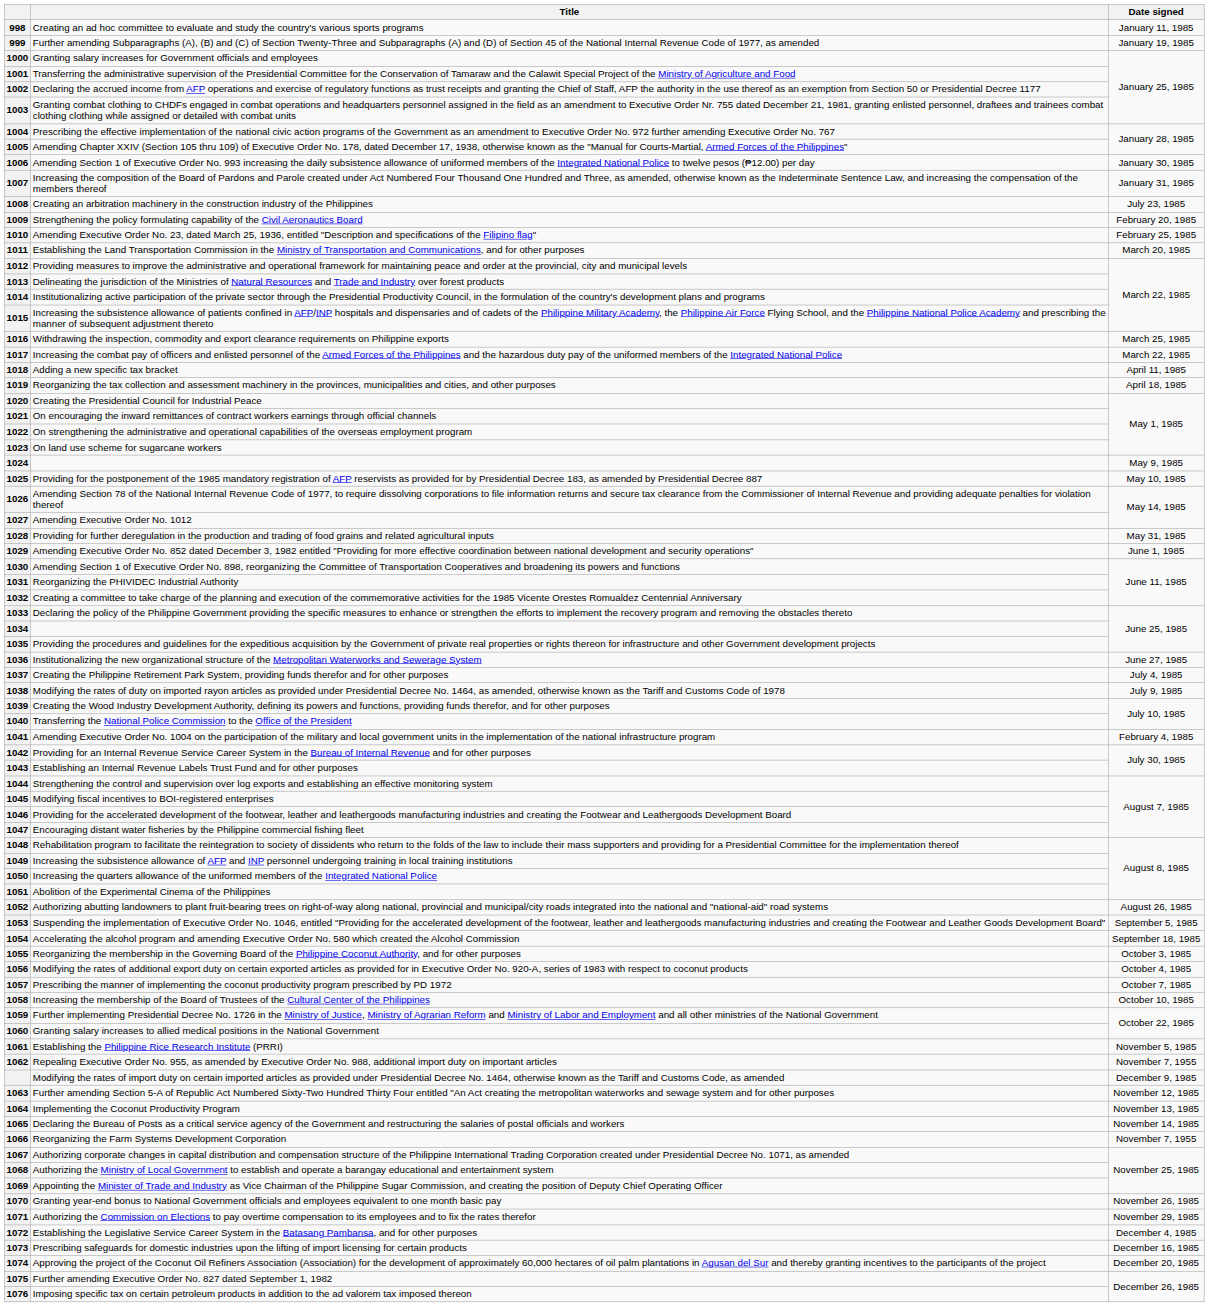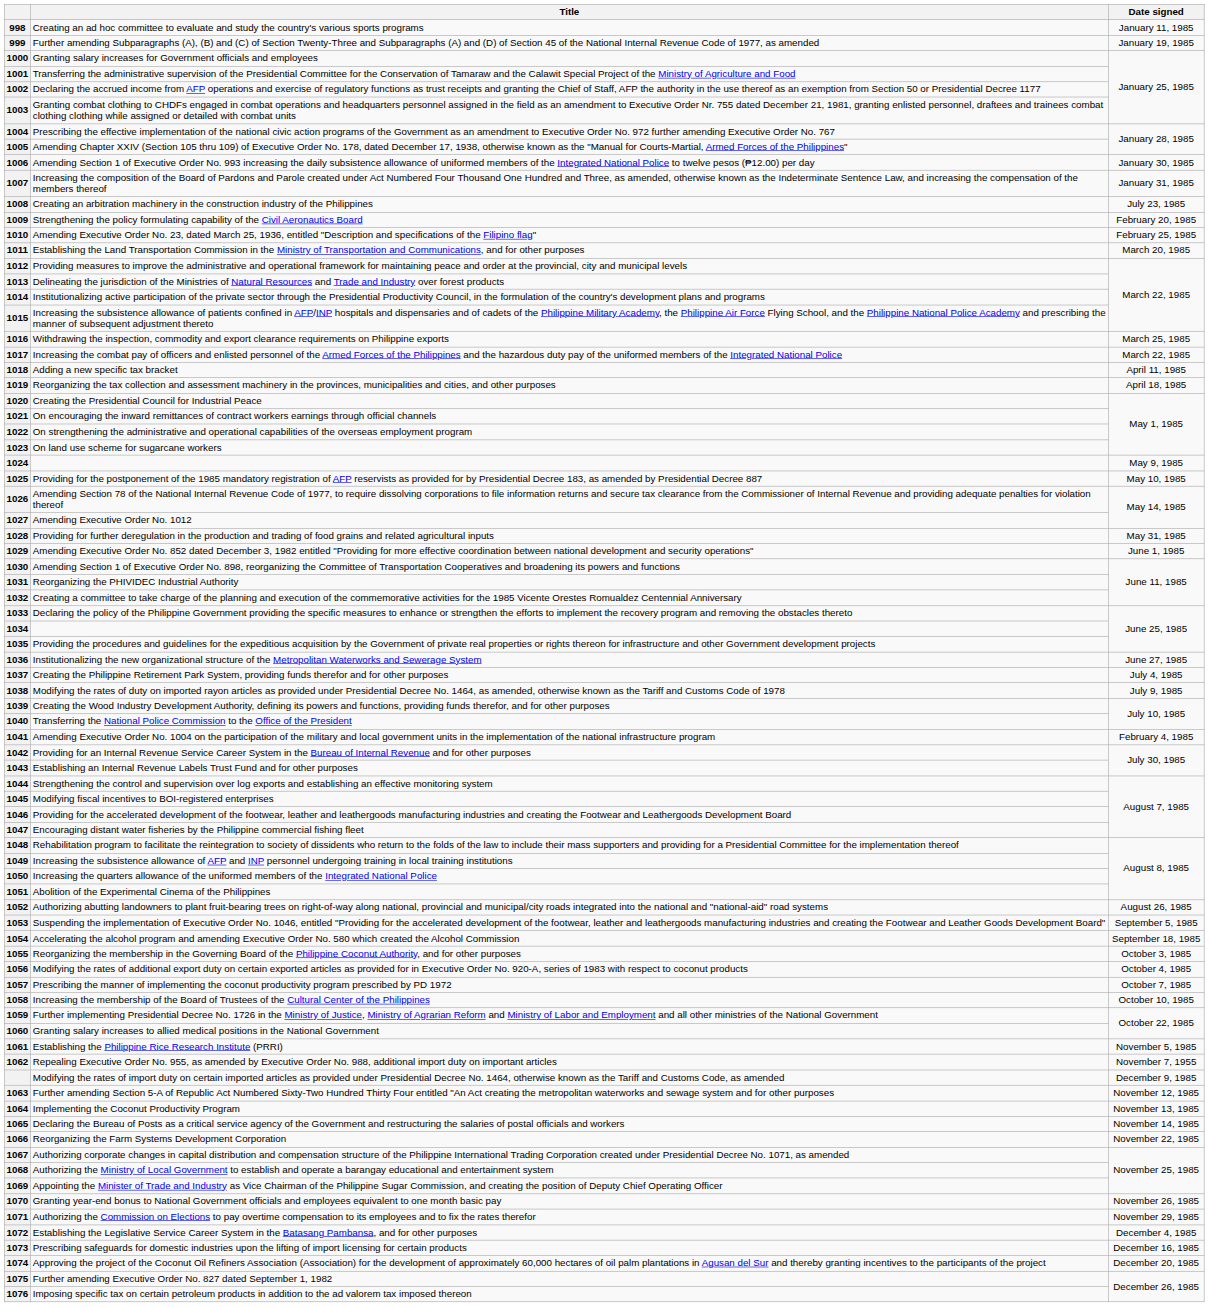(1156, 1139) November 7, 1955 -> (1156, 1139) November 22, 1985
